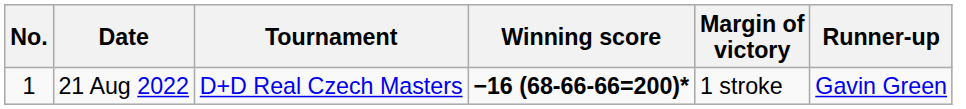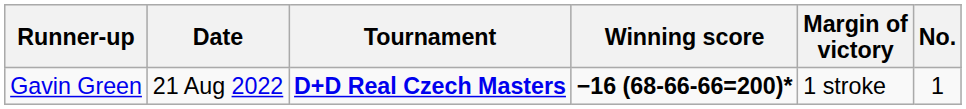columns swapped: (29, 36) <-> (881, 36)
(331, 86) normal -> (430, 86) bold
